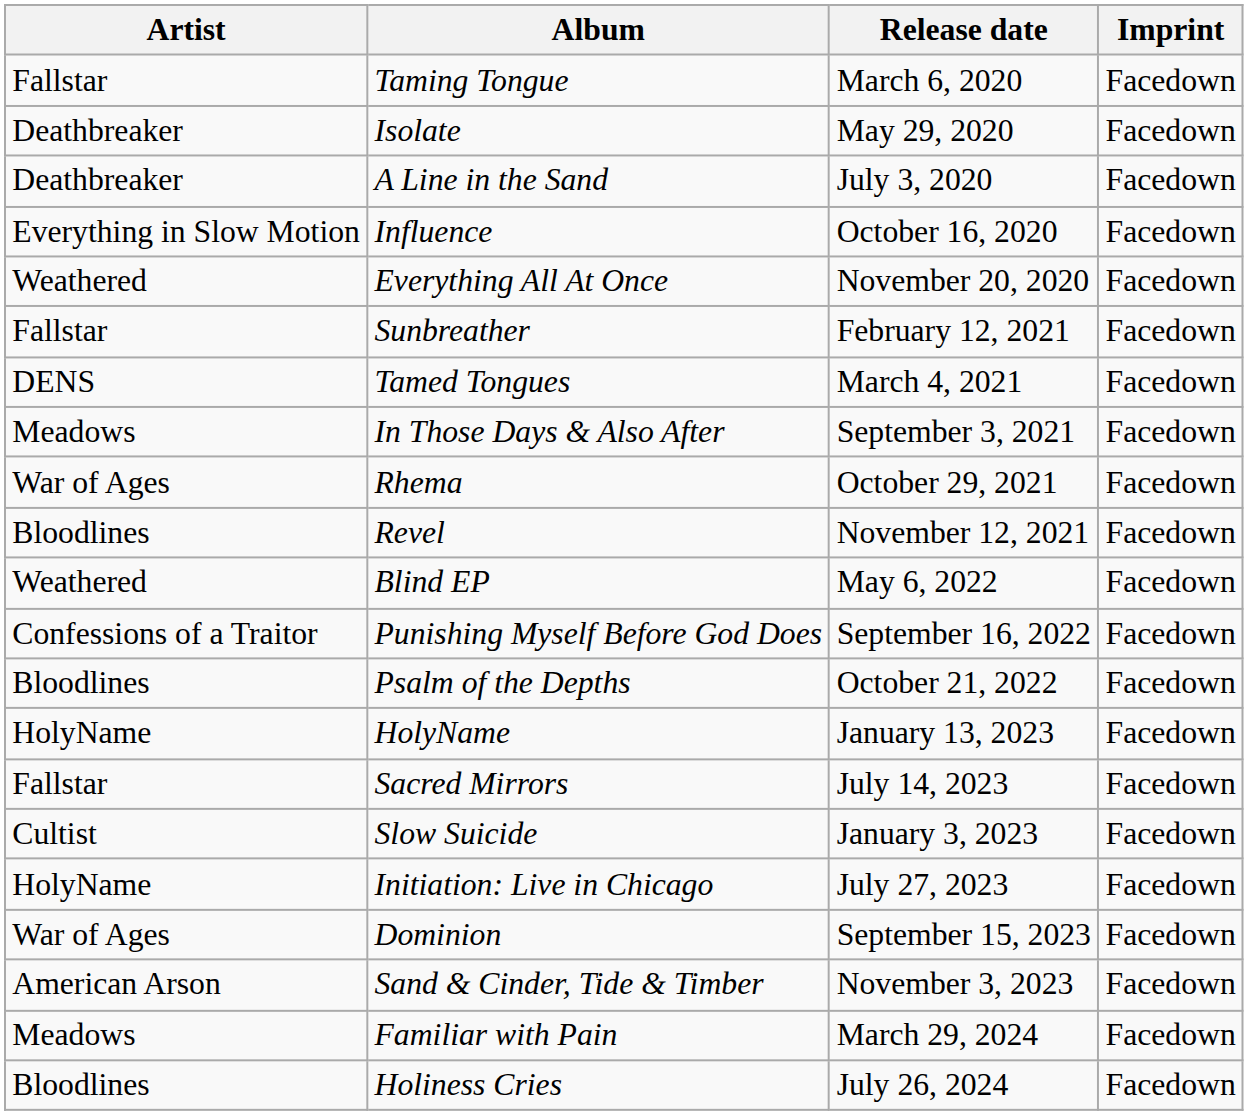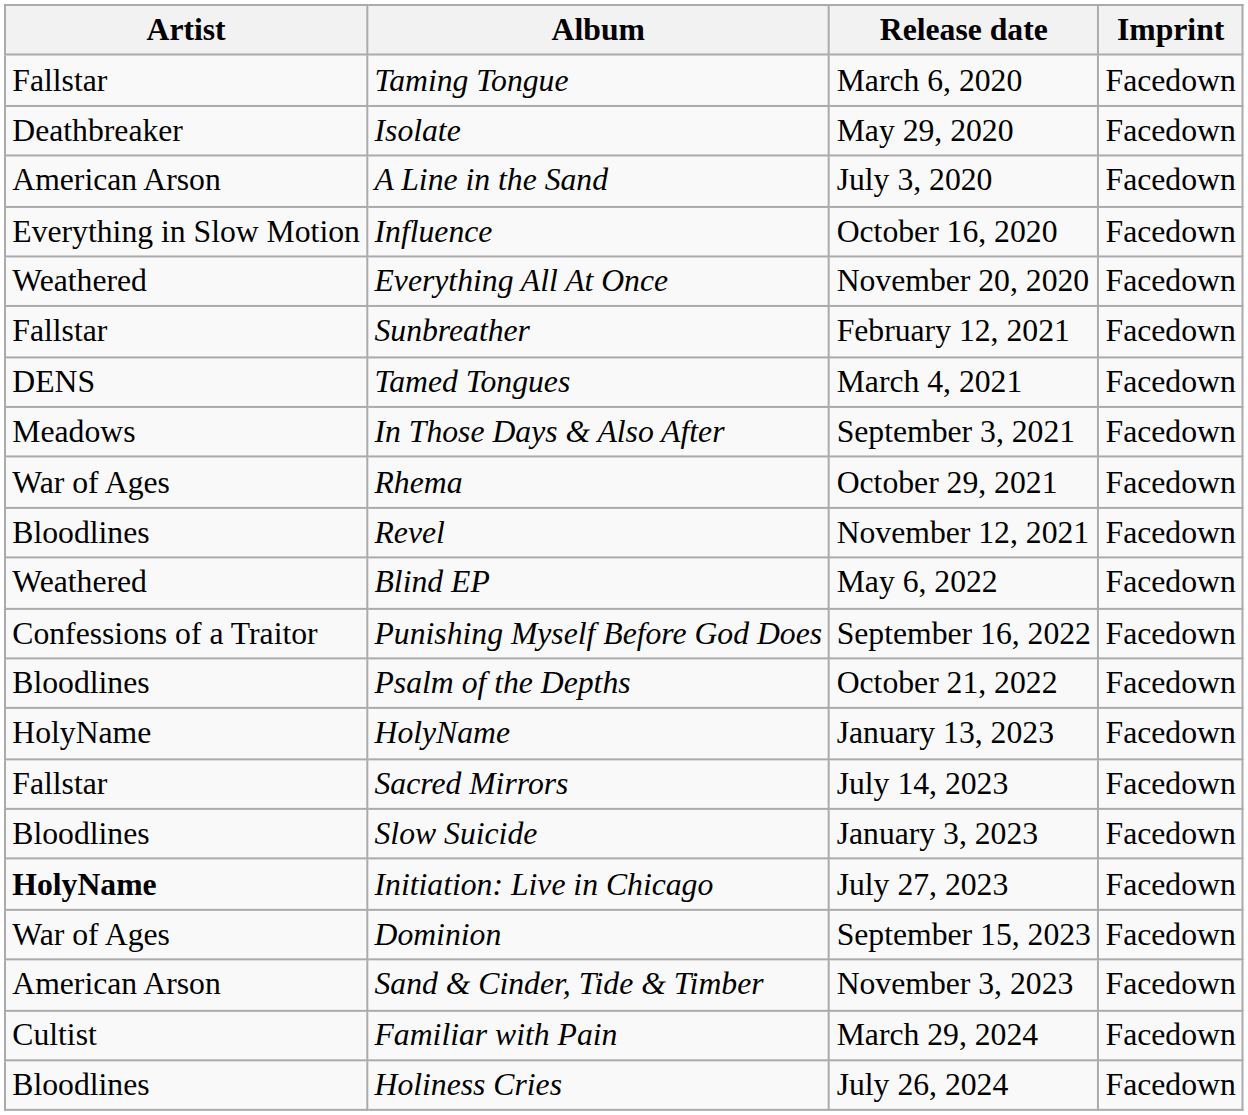(98, 180) Deathbreaker -> (117, 180) American Arson
(55, 833) Cultist -> (81, 833) Bloodlines
(82, 883) normal -> (84, 883) bold
(74, 1034) Meadows -> (55, 1034) Cultist
